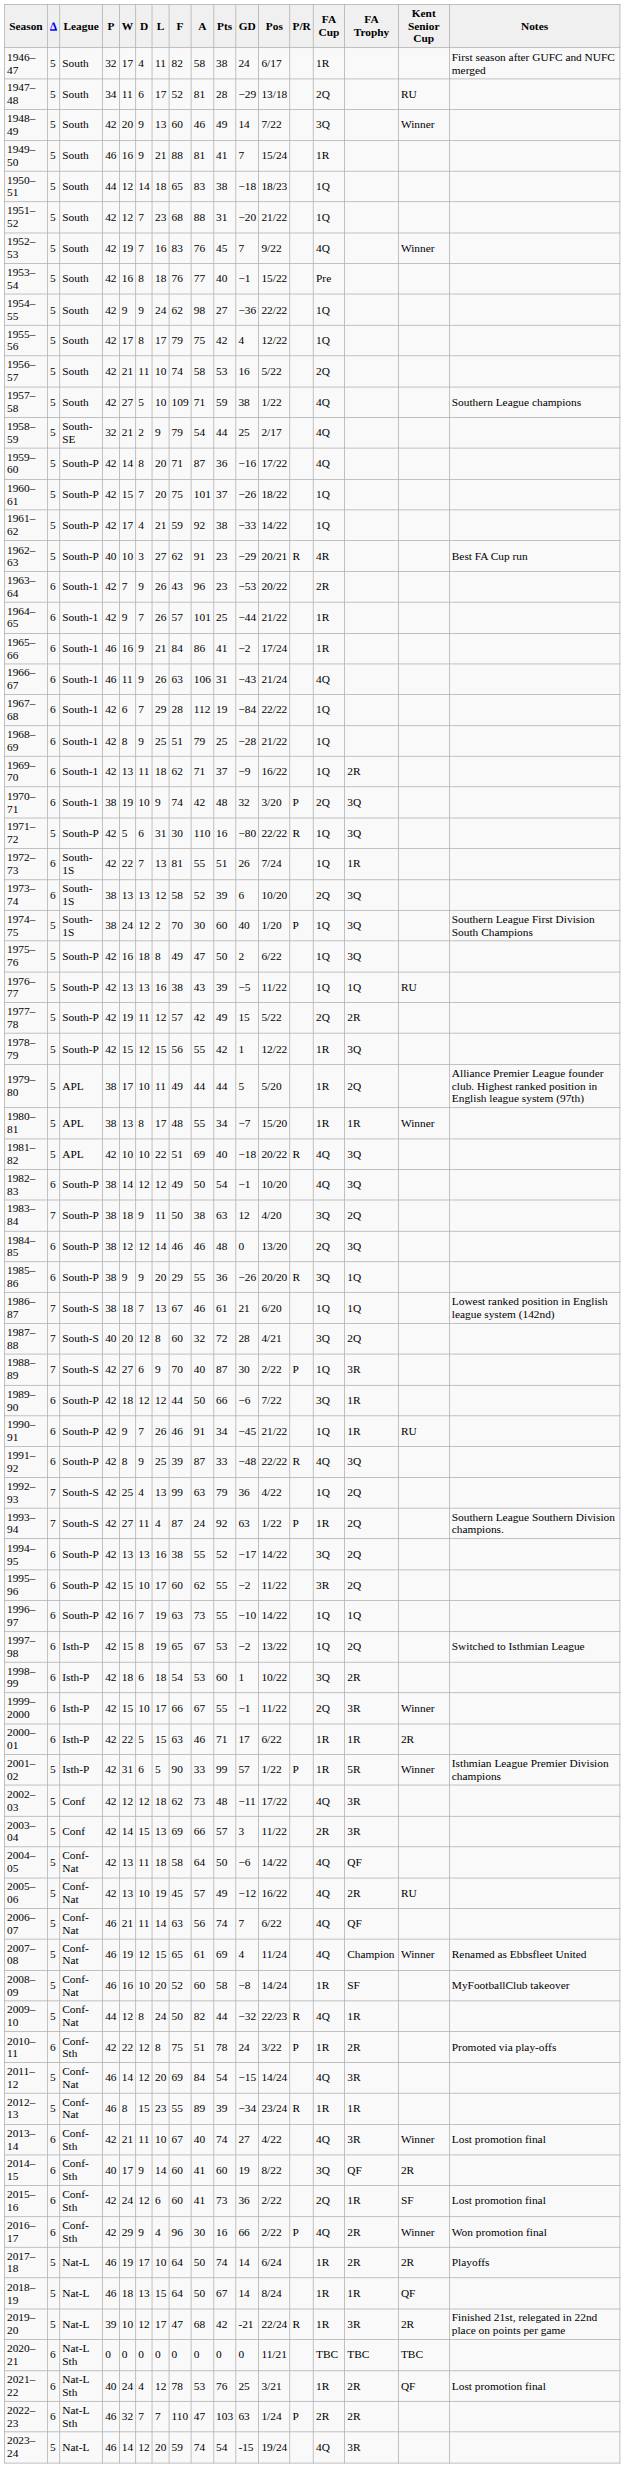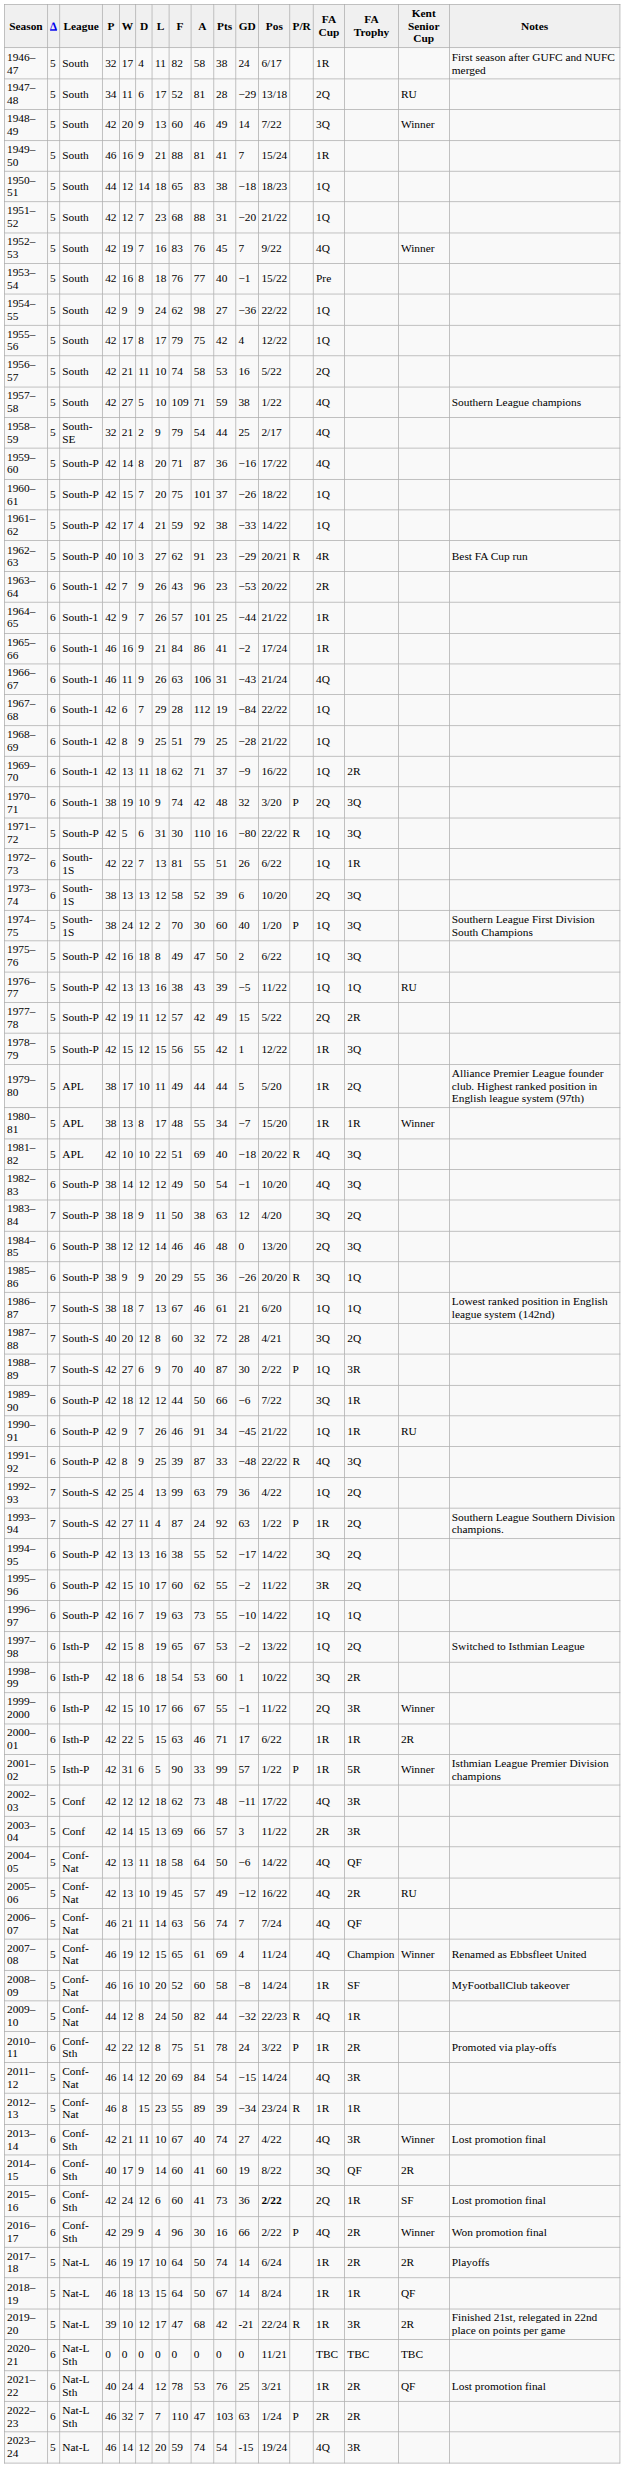(271, 864) 7/24 -> (271, 864) 6/22
(271, 1924) 6/22 -> (271, 1924) 7/24
(271, 2201) normal -> (271, 2201) bold
